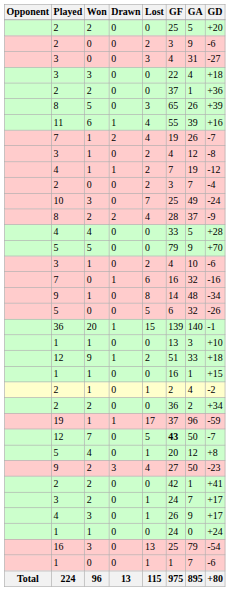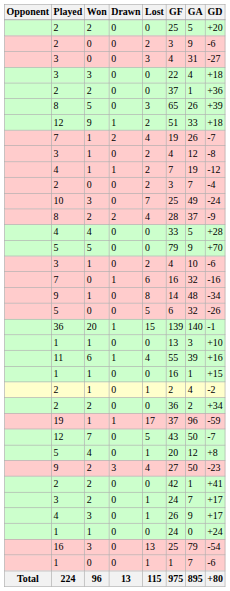rows swapped: (58, 122) <-> (59, 358)
(173, 437) bold -> (173, 437) normal
